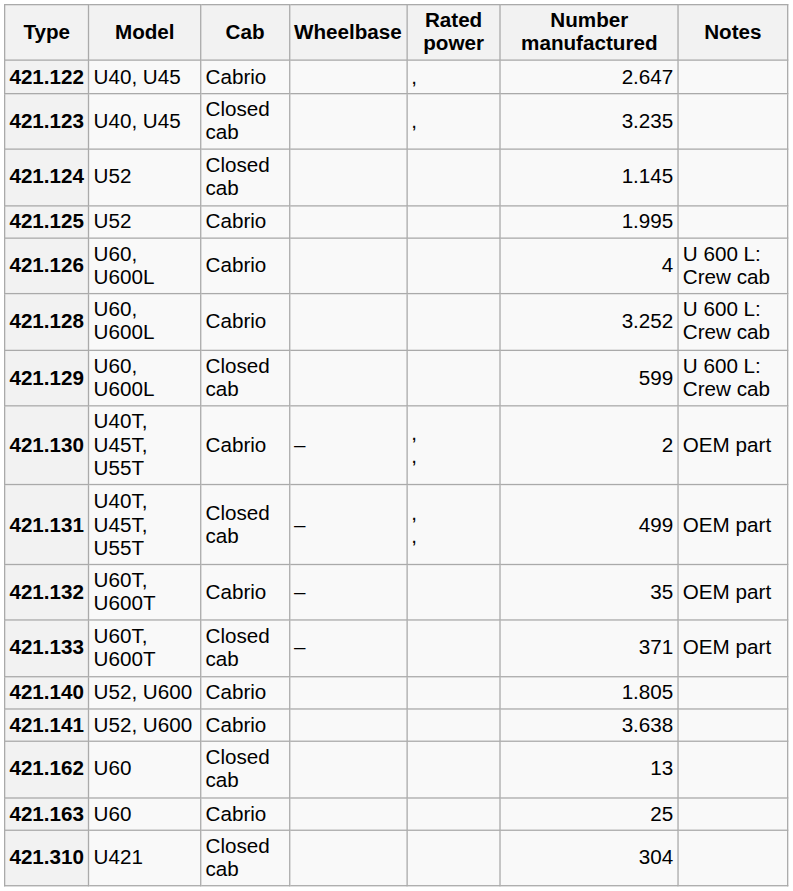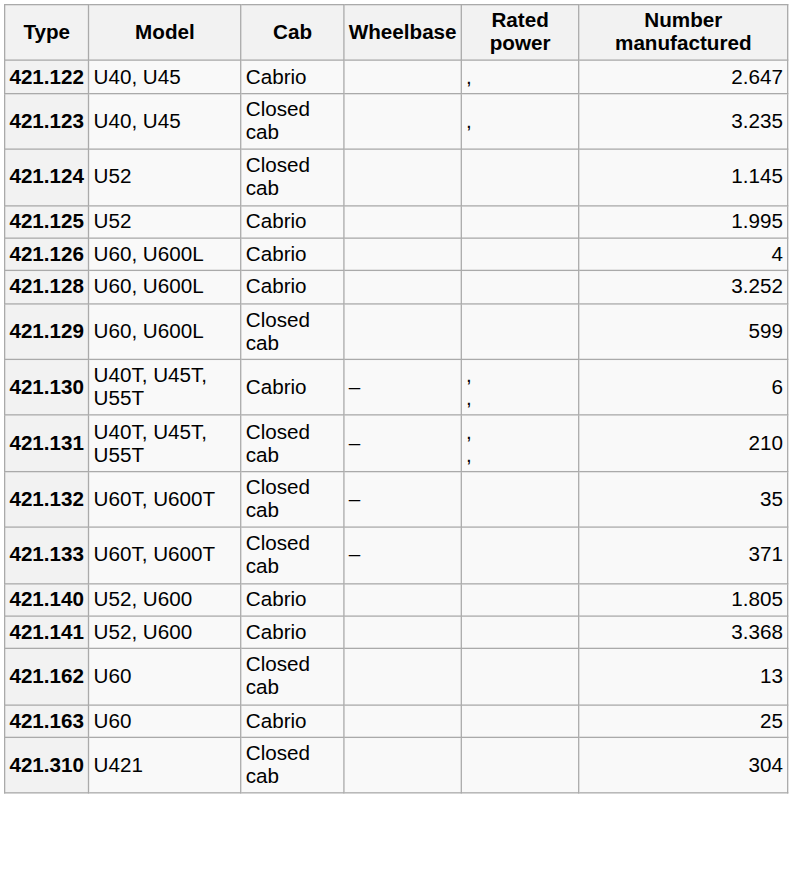- column: (733, 32)
(668, 445) 2 -> (777, 387) 6
(656, 524) 499 -> (766, 443) 210
(236, 592) Cabrio -> (278, 499) Closed cab
(647, 725) 3.638 -> (757, 632) 3.368
